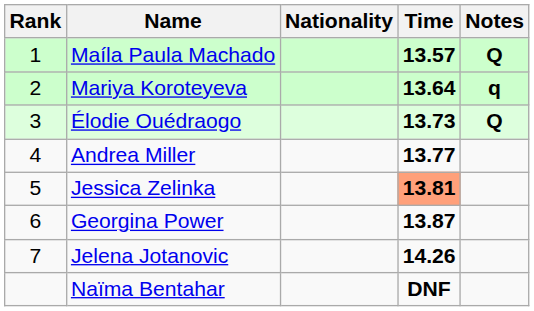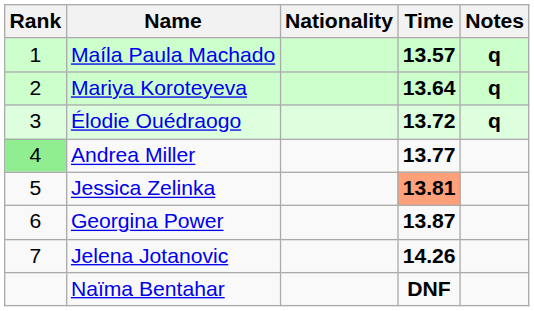(495, 54) Q -> (495, 54) q
(429, 121) 13.73 -> (429, 121) 13.72
(495, 121) Q -> (495, 121) q
(35, 155) no background -> (35, 155) lightgreen background
